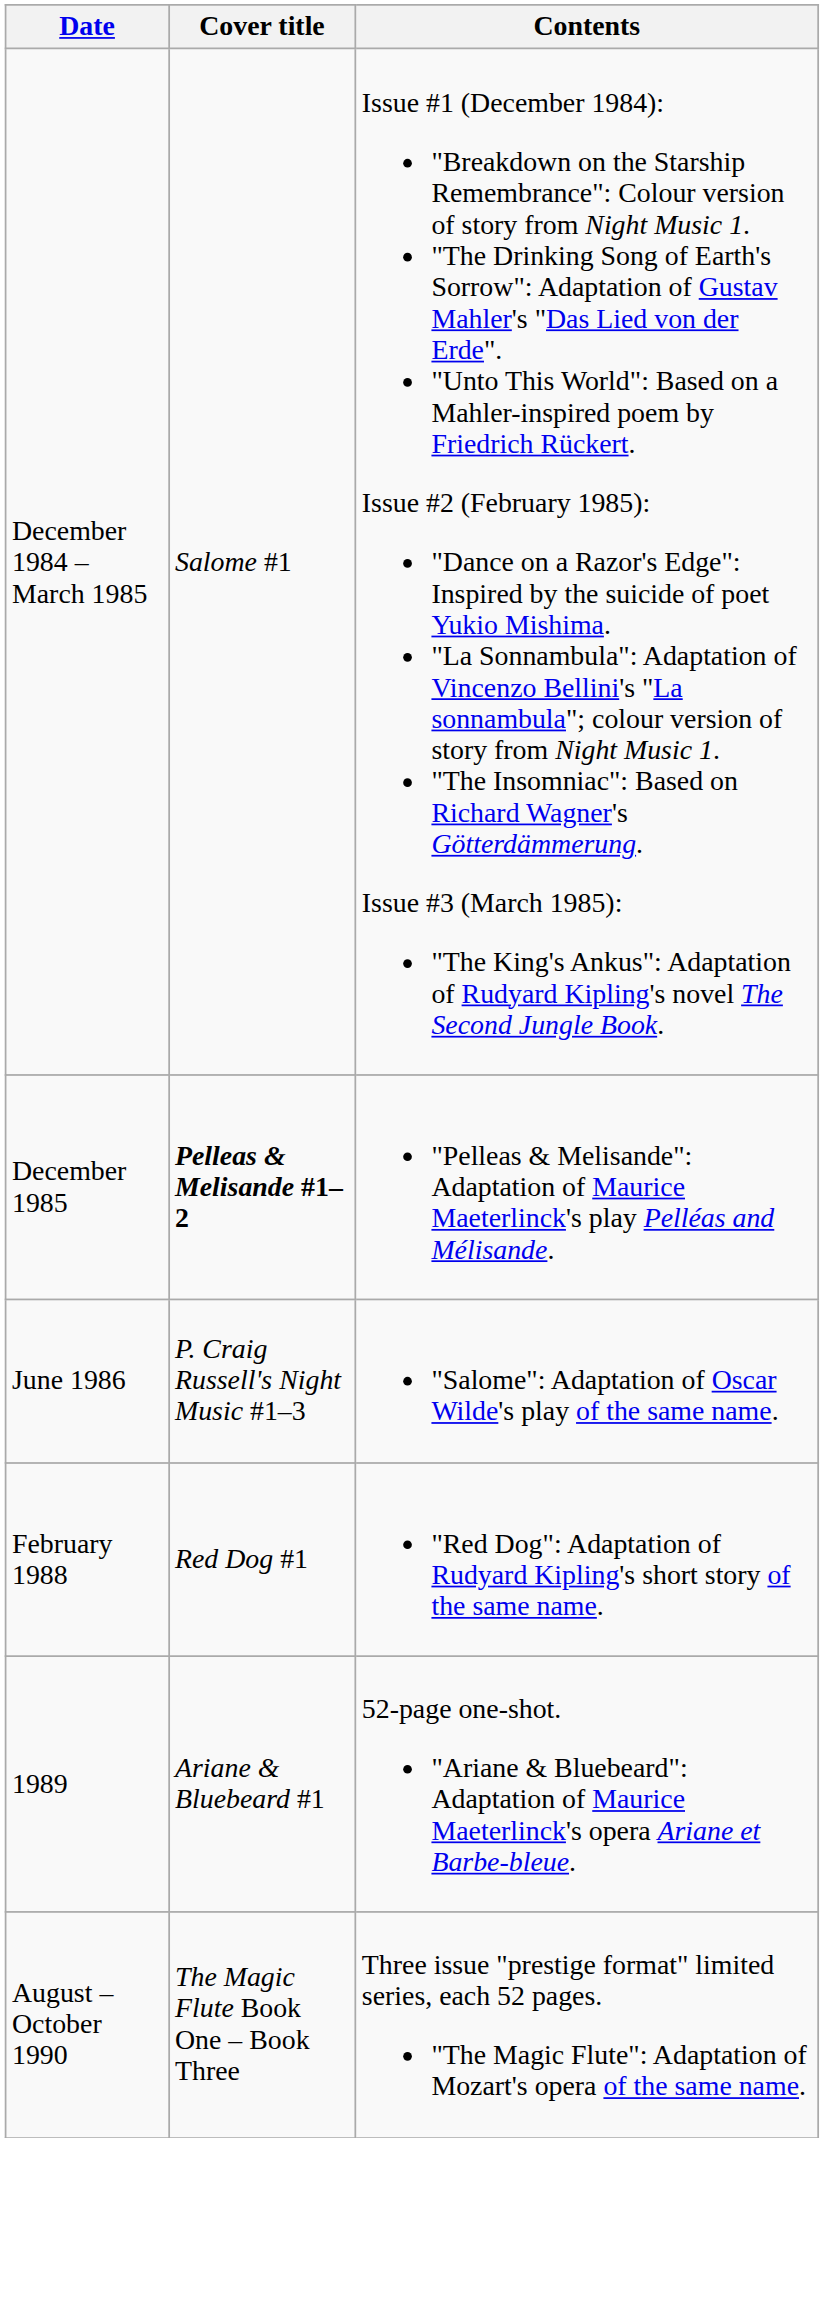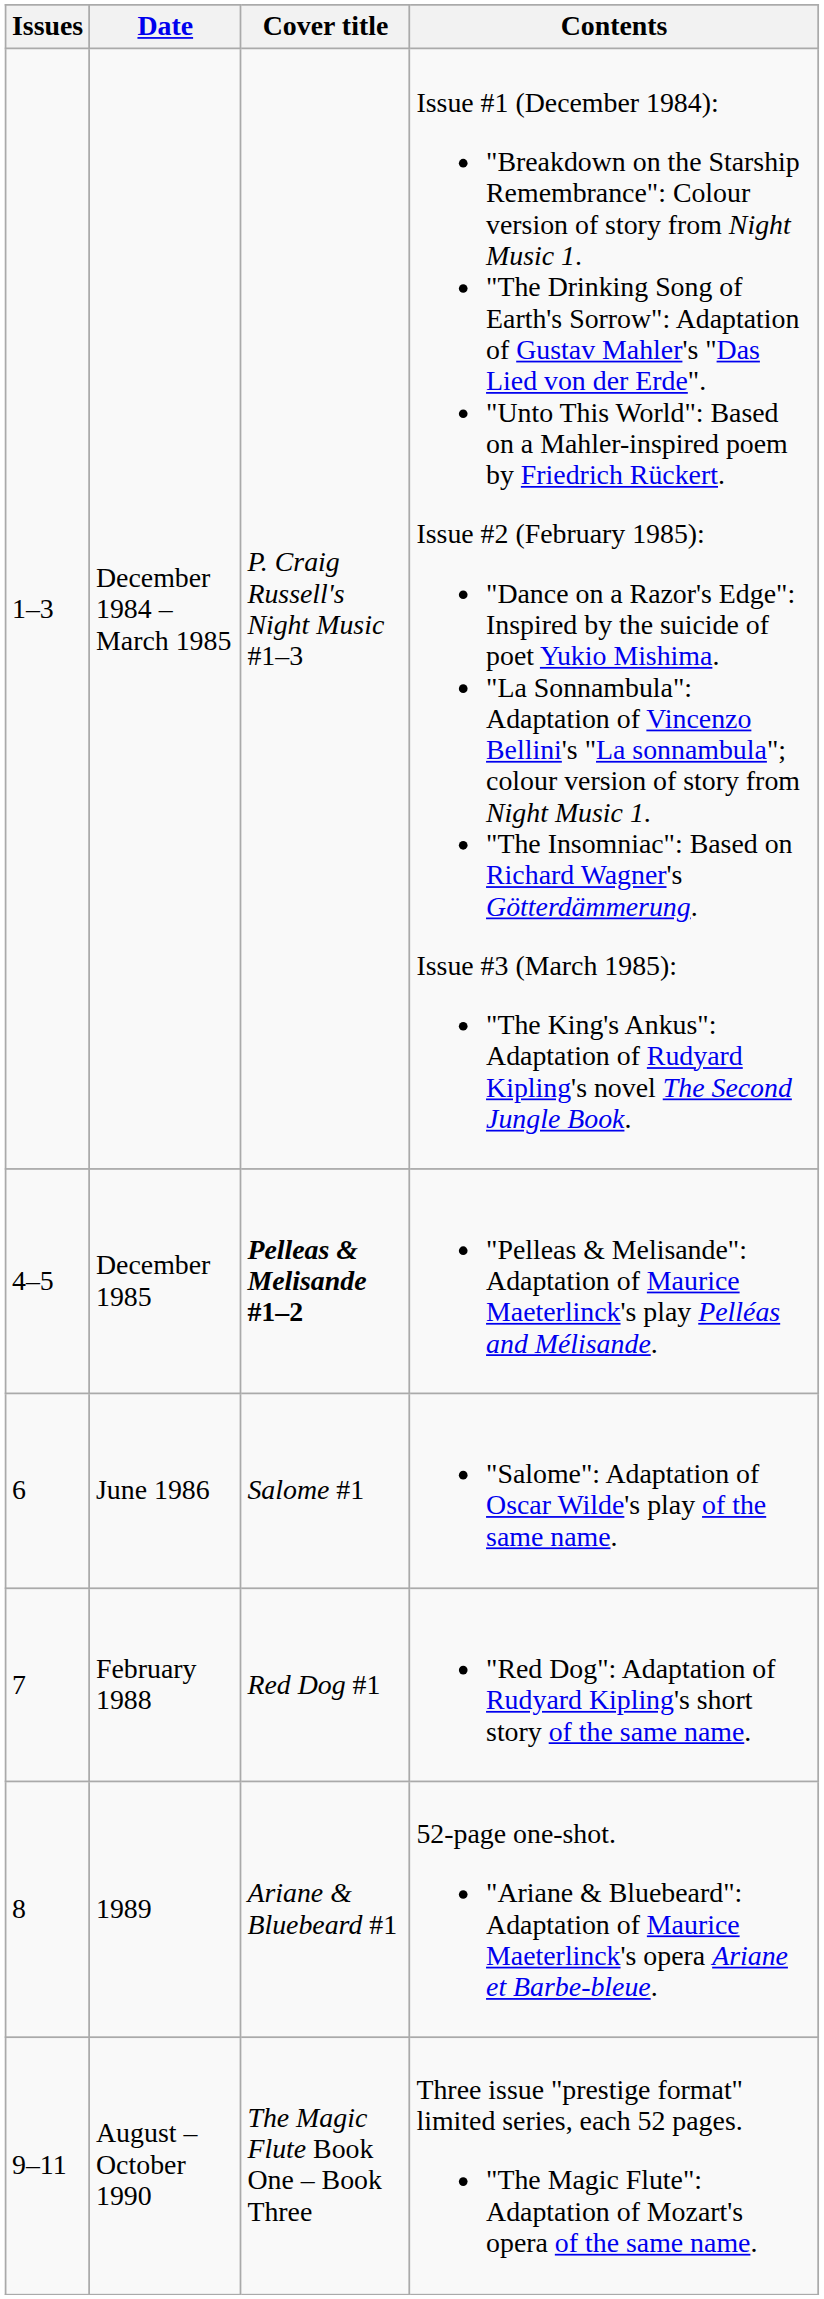+ column: (48, 26)
(233, 561) Salome #1 -> (316, 608) P. Craig Russell's Night Music #1–3
(258, 1380) P. Craig Russell's Night Music #1–3 -> (306, 1490) Salome #1
